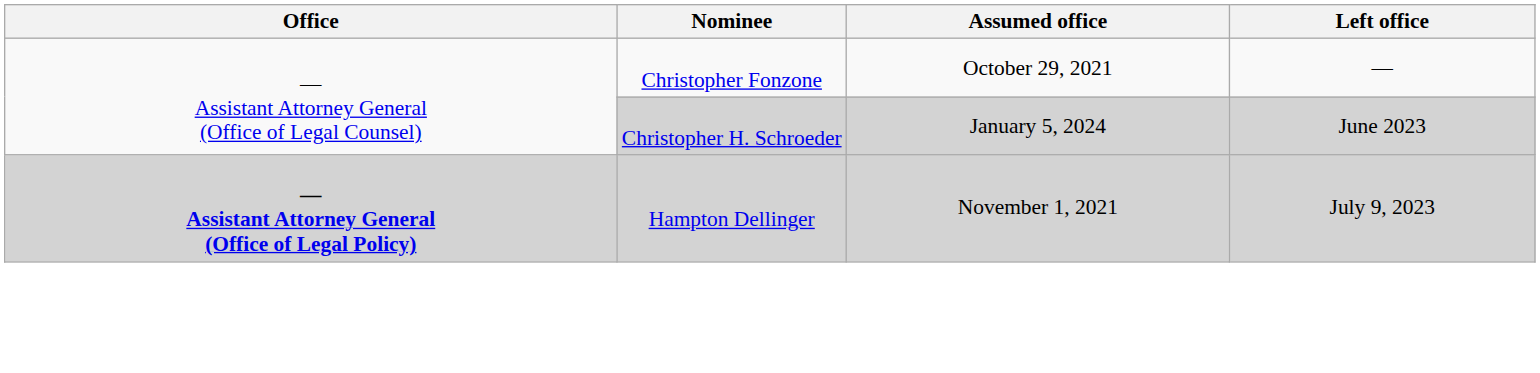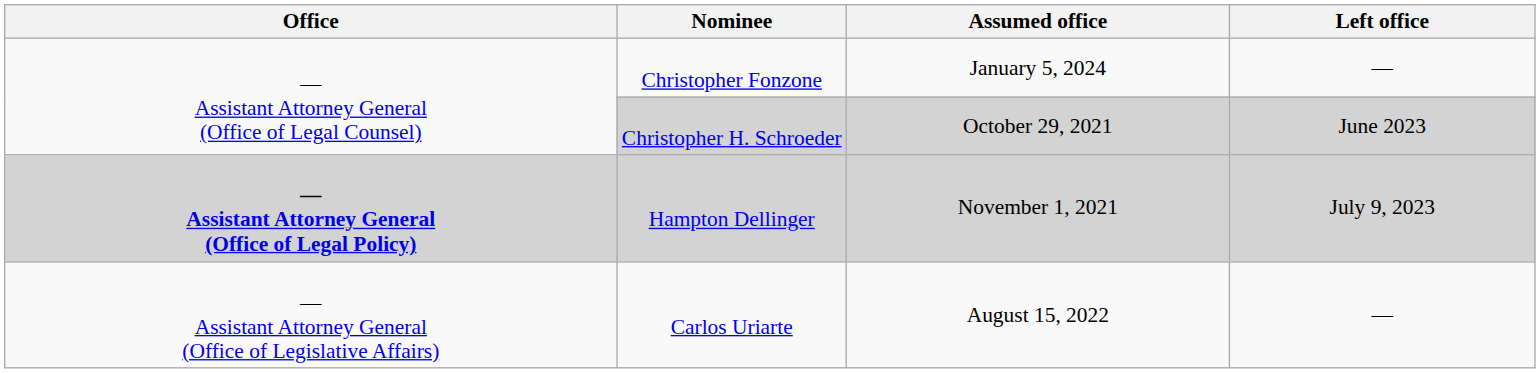(1038, 67) October 29, 2021 -> (1038, 67) January 5, 2024
(1038, 125) January 5, 2024 -> (1038, 125) October 29, 2021
+ row: (732, 326)
